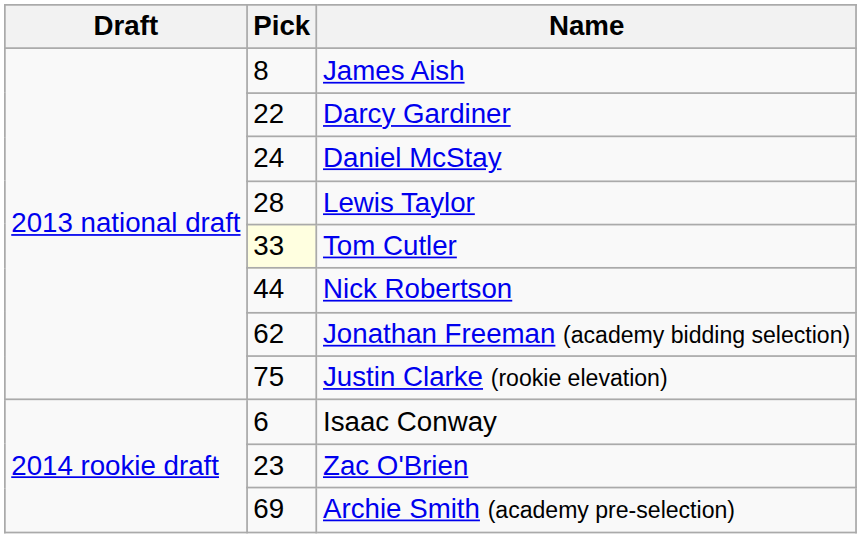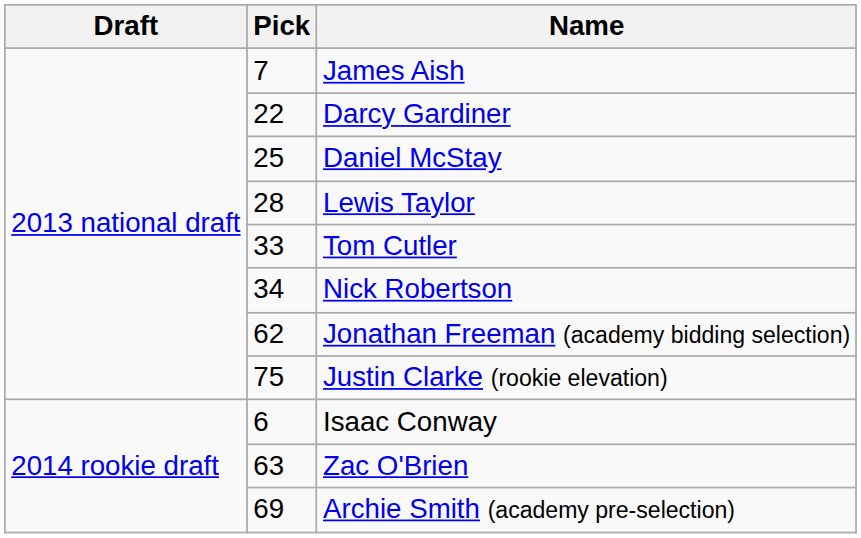(261, 70) 8 -> (261, 70) 7
(269, 158) 24 -> (269, 158) 25
(269, 245) lightyellow background -> (269, 245) no background
(269, 289) 44 -> (269, 289) 34
(269, 465) 23 -> (269, 465) 63
